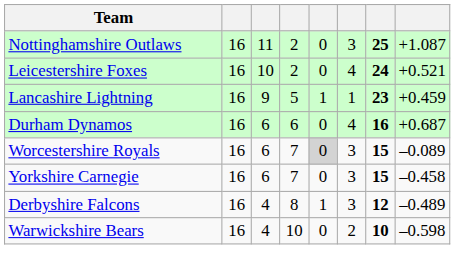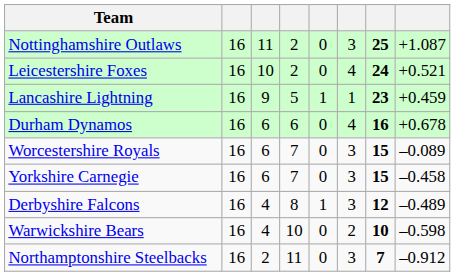(422, 124) +0.687 -> (422, 124) +0.678
(323, 151) lightgrey background -> (323, 151) no background
+ row: (108, 257)
